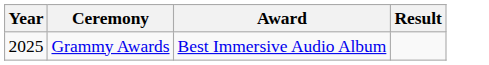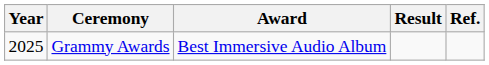+ column: (465, 18)
